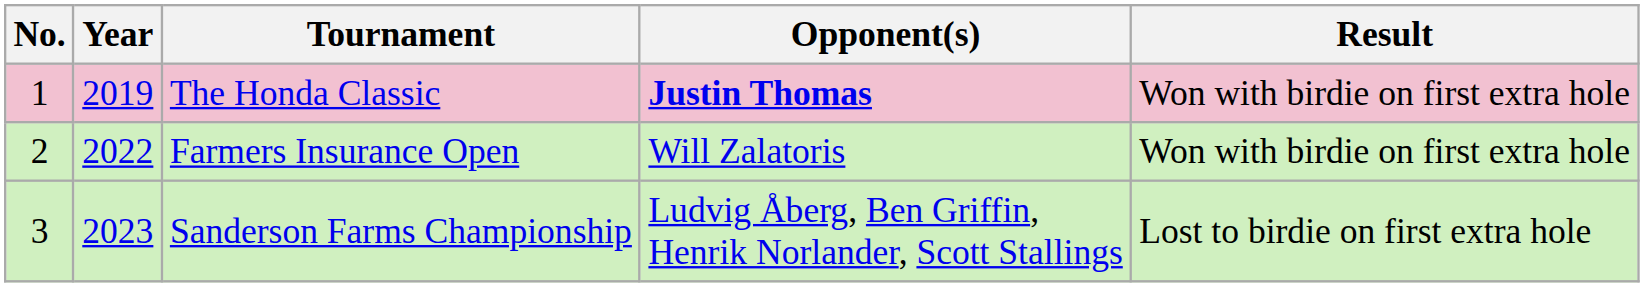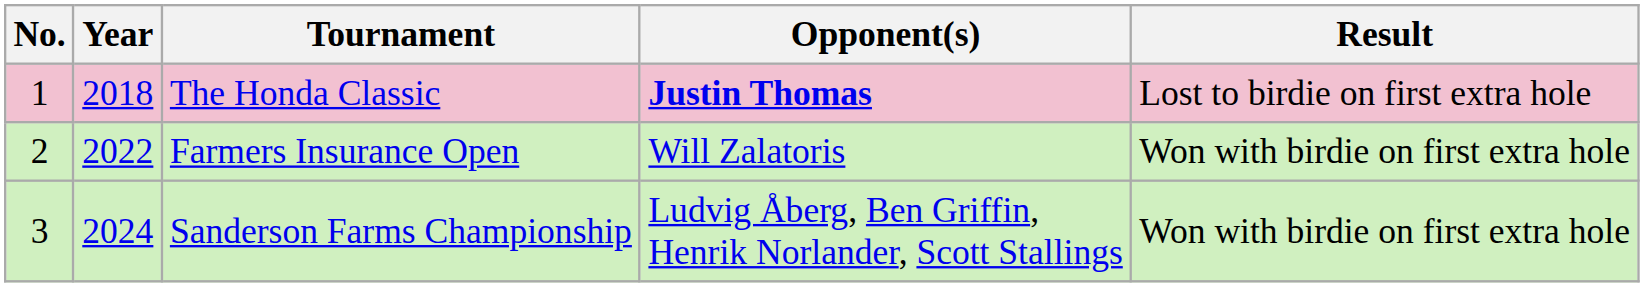(118, 92) 2019 -> (118, 92) 2018
(1385, 92) Won with birdie on first extra hole -> (1365, 92) Lost to birdie on first extra hole
(118, 231) 2023 -> (118, 231) 2024
(1365, 231) Lost to birdie on first extra hole -> (1385, 231) Won with birdie on first extra hole
